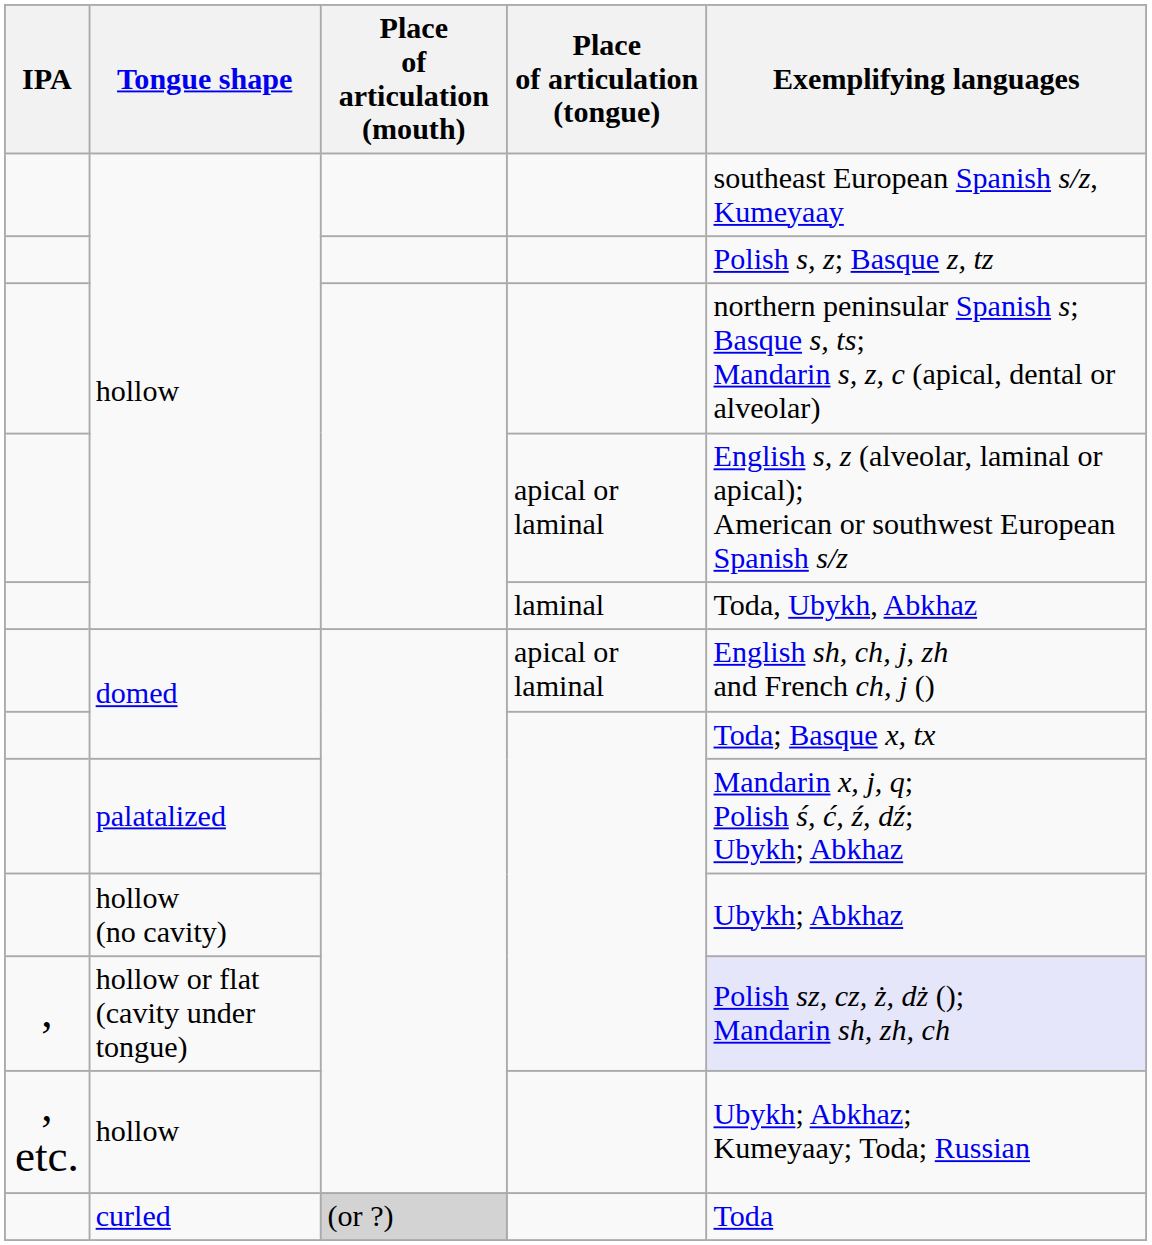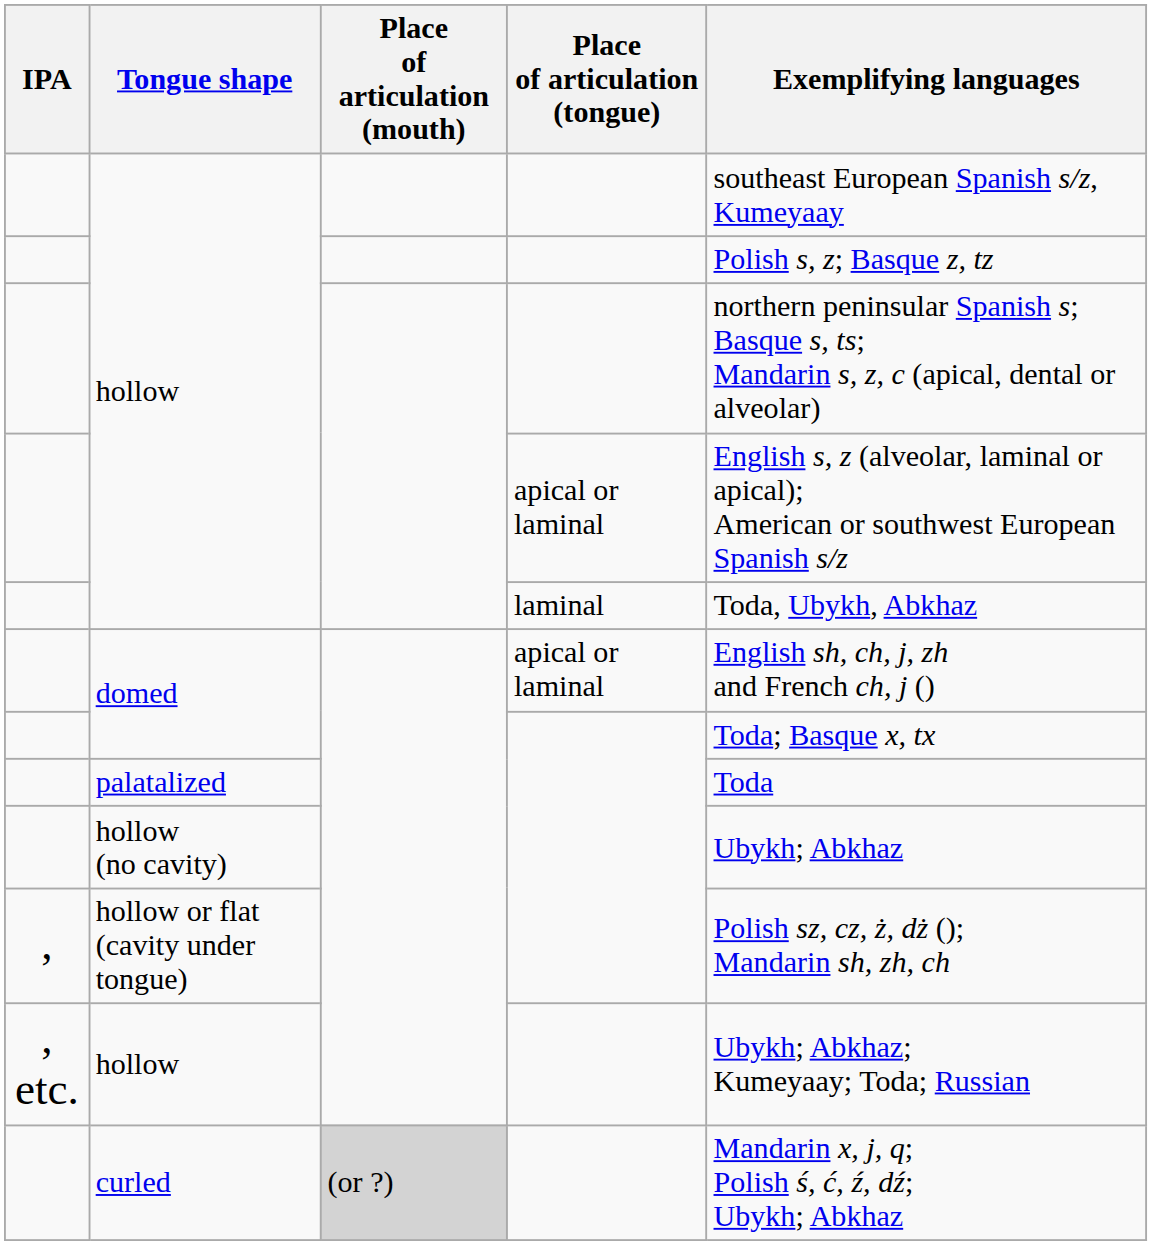(813, 816) Mandarin x, j, q; Polish ś, ć, ź, dź; Ubykh; Abkhaz -> (743, 782) Toda
(839, 1013) lavender background -> (839, 945) no background
(743, 1215) Toda -> (813, 1182) Mandarin x, j, q; Polish ś, ć, ź, dź; Ubykh; Abkhaz
